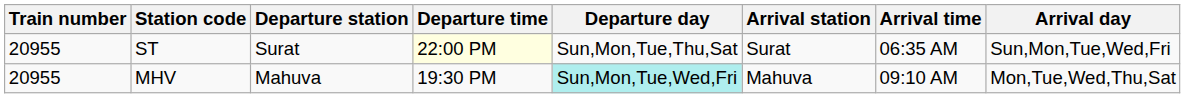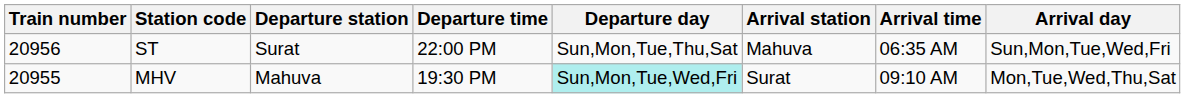(35, 48) 20955 -> (35, 48) 20956
(457, 48) lightyellow background -> (457, 48) no background
(768, 48) Surat -> (779, 48) Mahuva
(779, 78) Mahuva -> (768, 78) Surat
